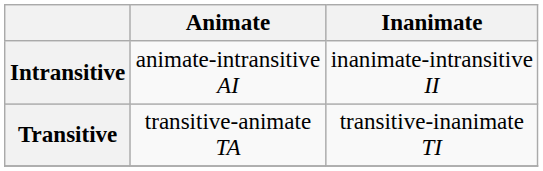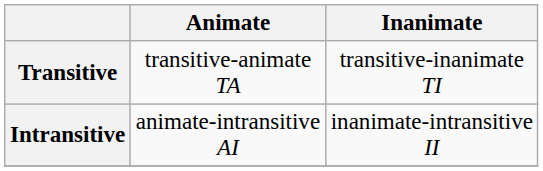rows swapped: (68, 72) <-> (68, 134)
